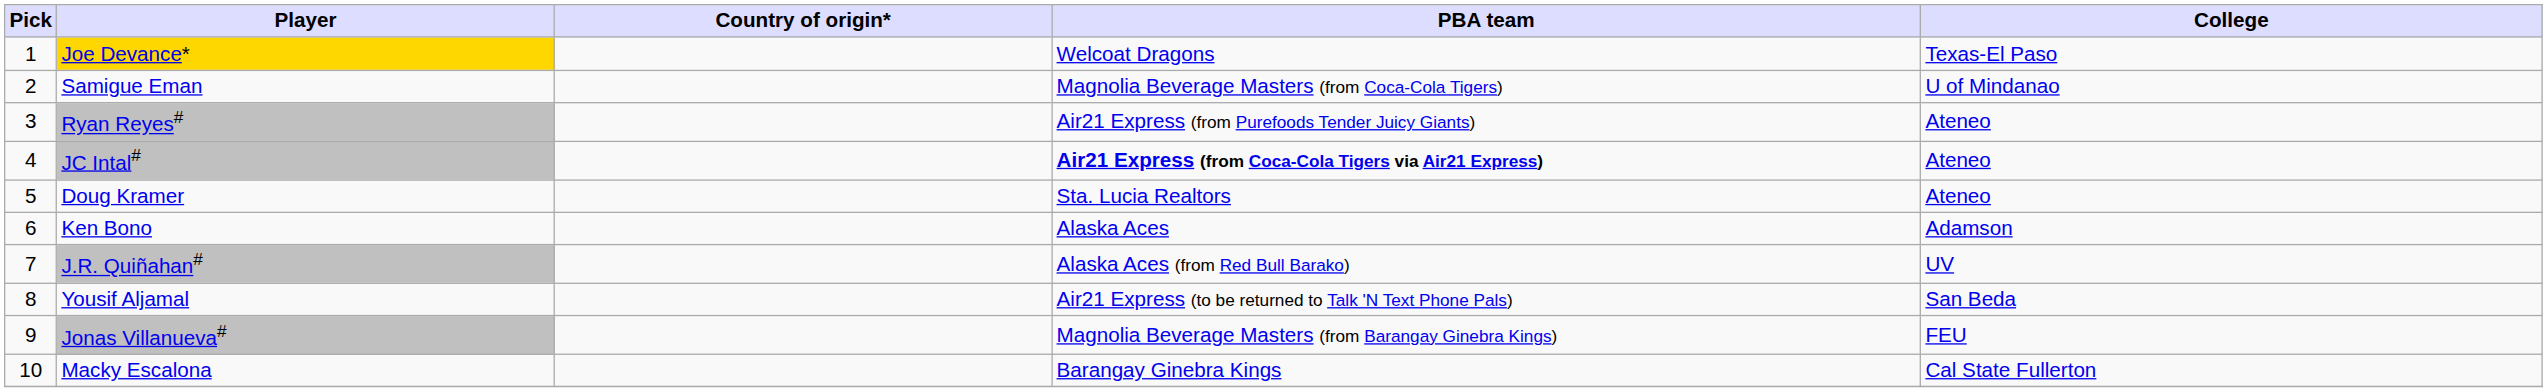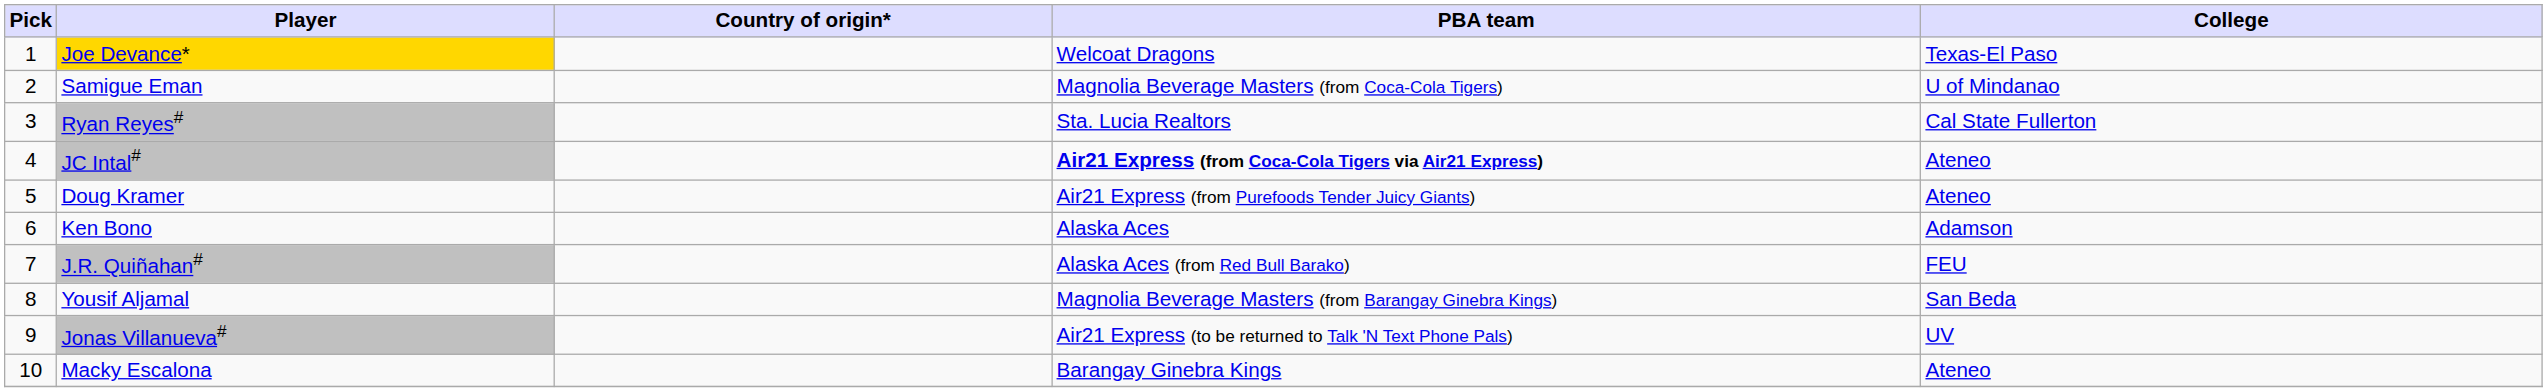(1266, 121) Air21 Express (from Purefoods Tender Juicy Giants) -> (1144, 121) Sta. Lucia Realtors
(1958, 121) Ateneo -> (2011, 121) Cal State Fullerton
(1144, 195) Sta. Lucia Realtors -> (1266, 195) Air21 Express (from Purefoods Tender Juicy Giants)
(1940, 263) UV -> (1946, 263) FEU
(1285, 299) Air21 Express (to be returned to Talk 'N Text Phone Pals) -> (1307, 299) Magnolia Beverage Masters (from Barangay Ginebra Kings)
(1307, 335) Magnolia Beverage Masters (from Barangay Ginebra Kings) -> (1285, 335) Air21 Express (to be returned to Talk 'N Text Phone Pals)
(1946, 335) FEU -> (1940, 335) UV
(2011, 370) Cal State Fullerton -> (1958, 370) Ateneo
